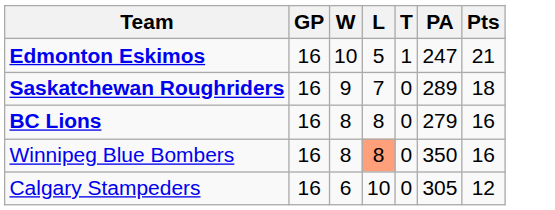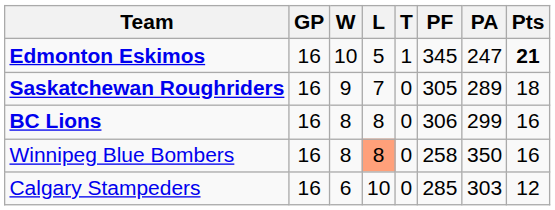+ column: (440, 22)
(483, 55) normal -> (528, 55) bold
(440, 121) 279 -> (485, 121) 299
(440, 188) 305 -> (485, 188) 303
